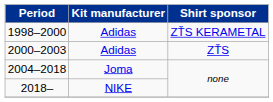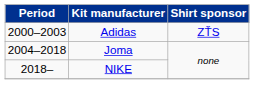- row: (37, 32)
